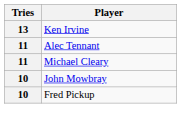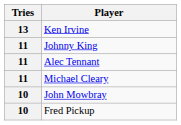+ row: (71, 45)
